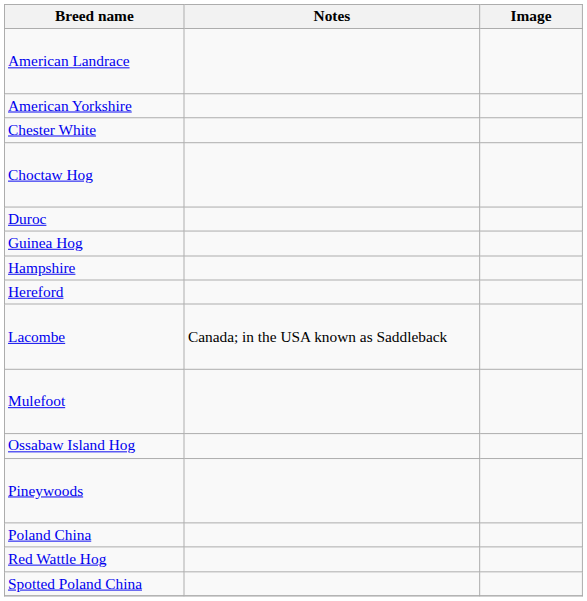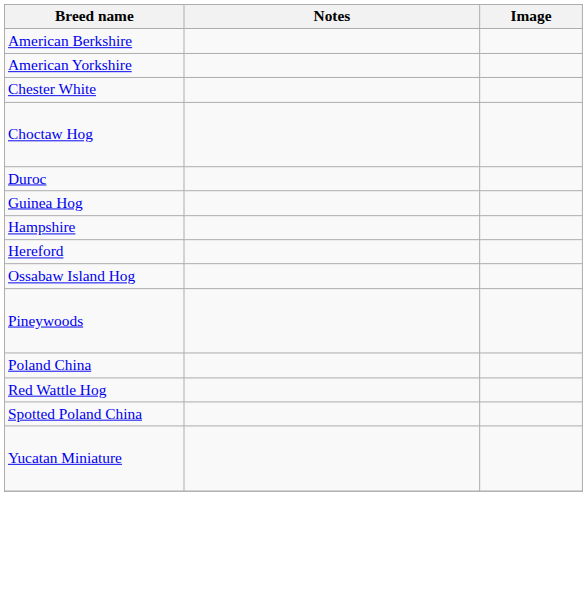+ row: (70, 41)
- row: (69, 61)
- row: (37, 336)
- row: (37, 401)
+ row: (65, 458)
